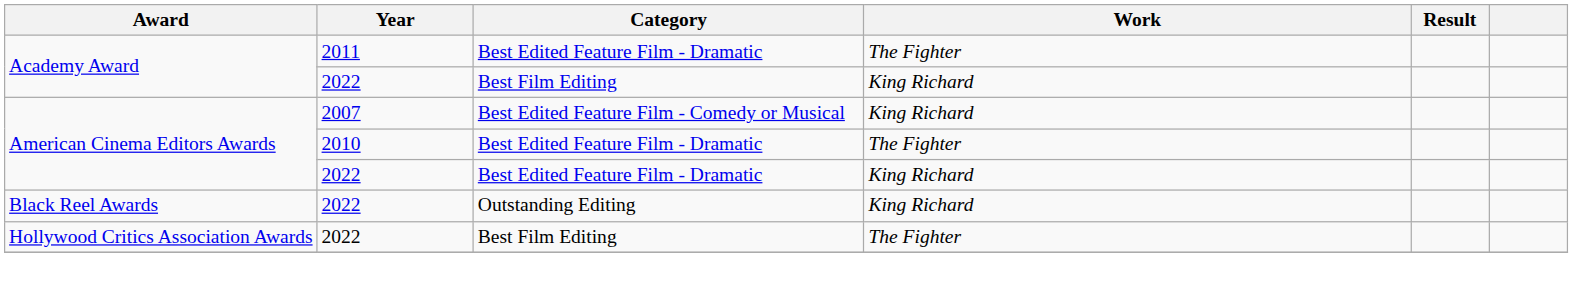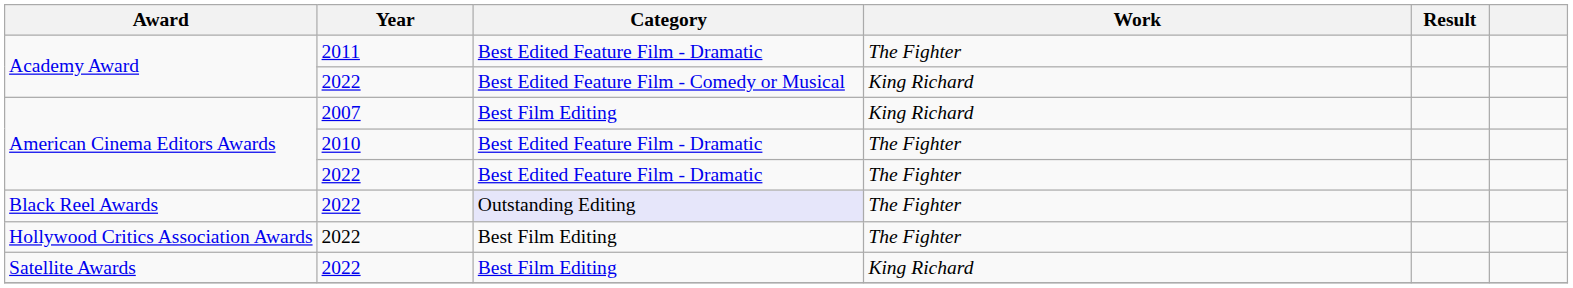(547, 81) Best Film Editing -> (661, 81) Best Edited Feature Film - Comedy or Musical
(661, 112) Best Edited Feature Film - Comedy or Musical -> (547, 112) Best Film Editing
(921, 174) King Richard -> (915, 174) The Fighter
(557, 205) no background -> (557, 205) lavender background
(921, 205) King Richard -> (915, 205) The Fighter
+ row: (72, 267)
